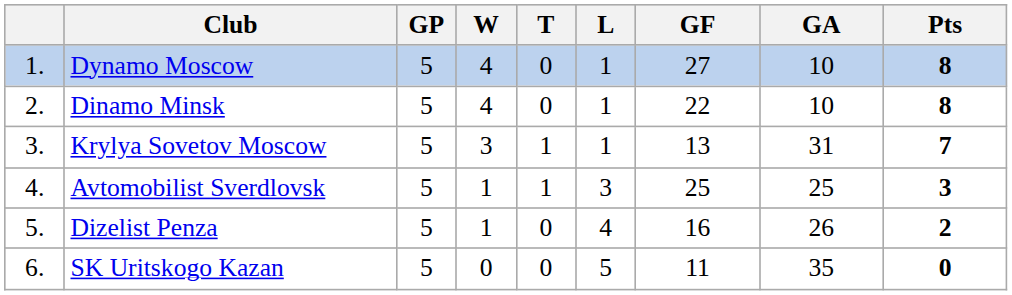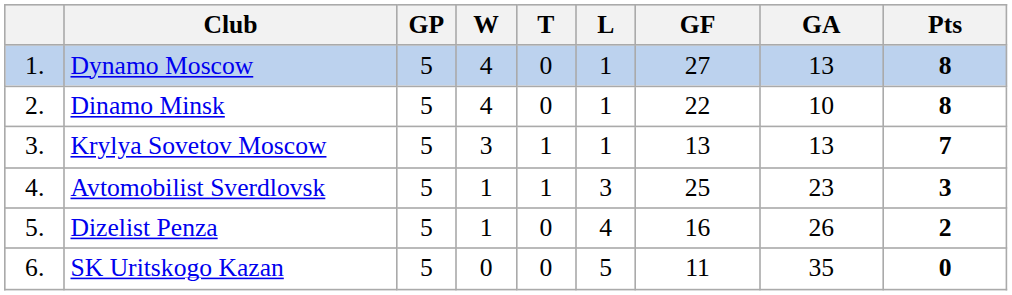(821, 65) 10 -> (821, 65) 13
(821, 146) 31 -> (821, 146) 13
(821, 187) 25 -> (821, 187) 23
